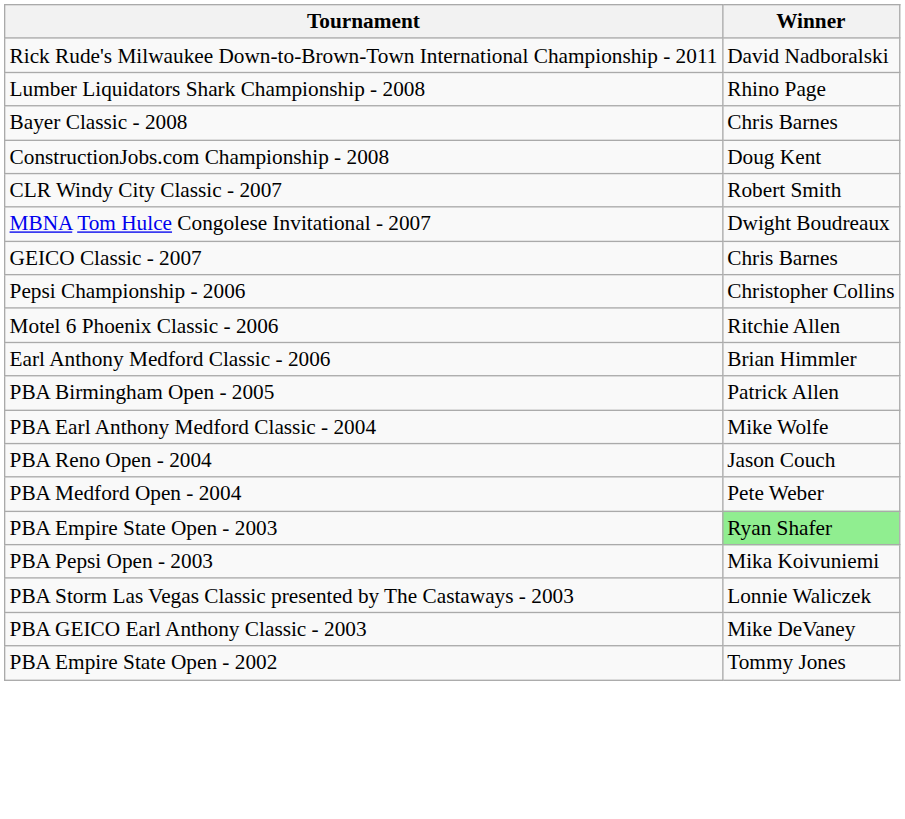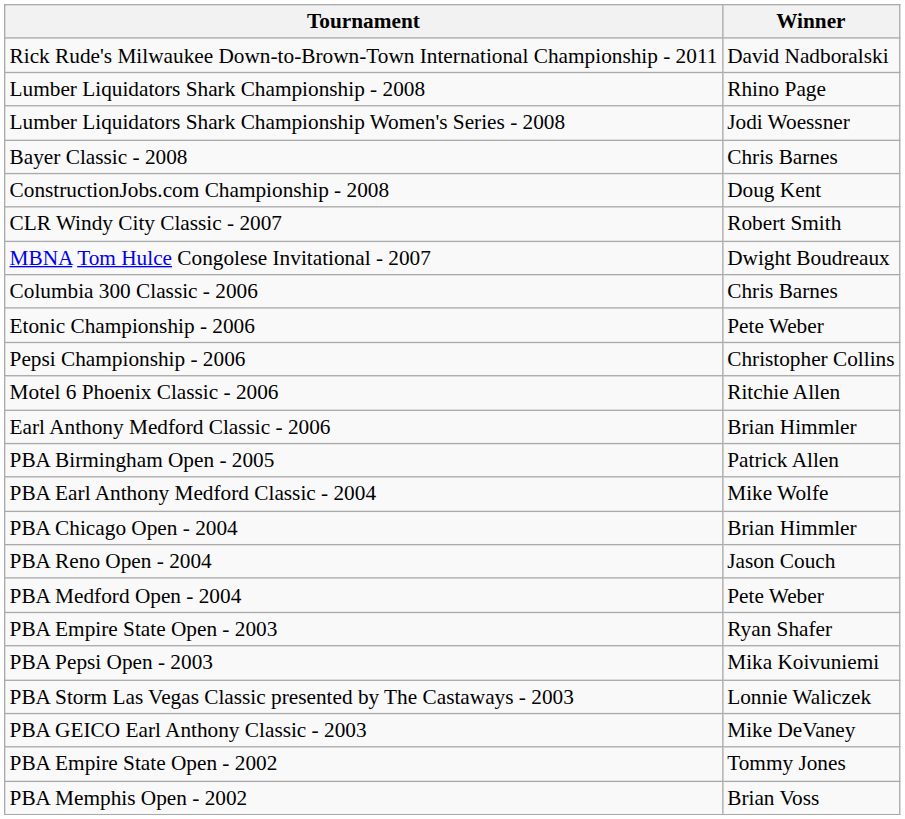+ row: (287, 122)
- row: (106, 257)
+ row: (134, 291)
+ row: (132, 325)
+ row: (124, 527)
(780, 527) lightgreen background -> (780, 628) no background
+ row: (128, 797)
